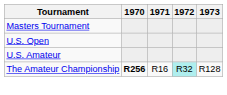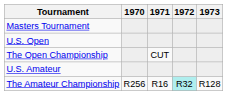+ row: (57, 55)
(135, 69) bold -> (135, 84) normal
